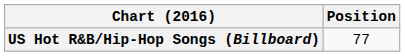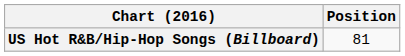(361, 40) 77 -> (361, 40) 81
